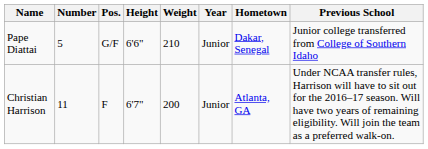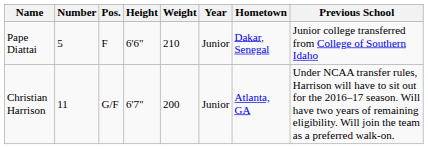(110, 43) G/F -> (105, 43) F
(105, 104) F -> (110, 104) G/F
